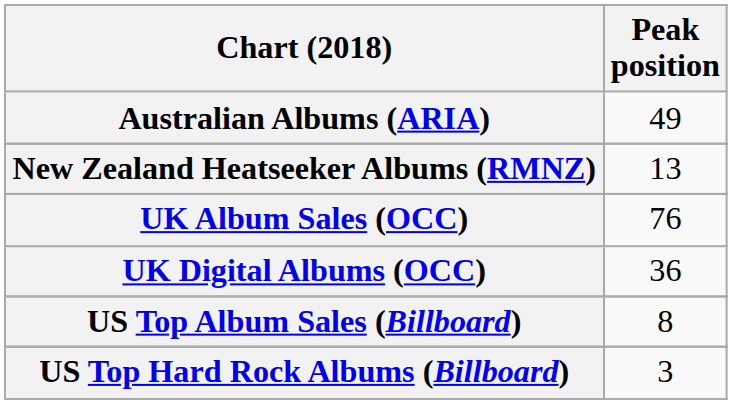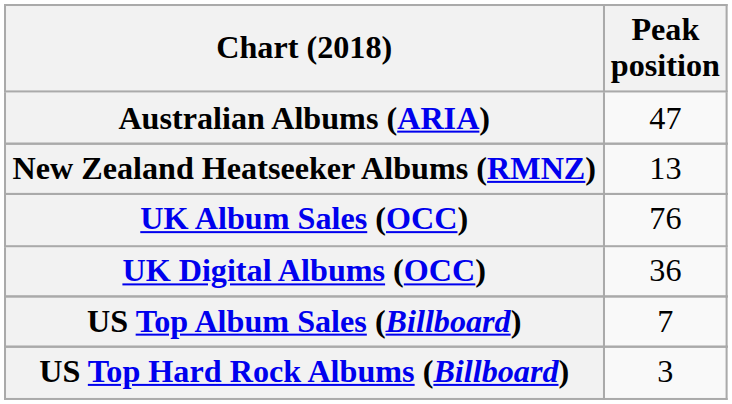(665, 117) 49 -> (665, 117) 47
(665, 321) 8 -> (665, 321) 7
